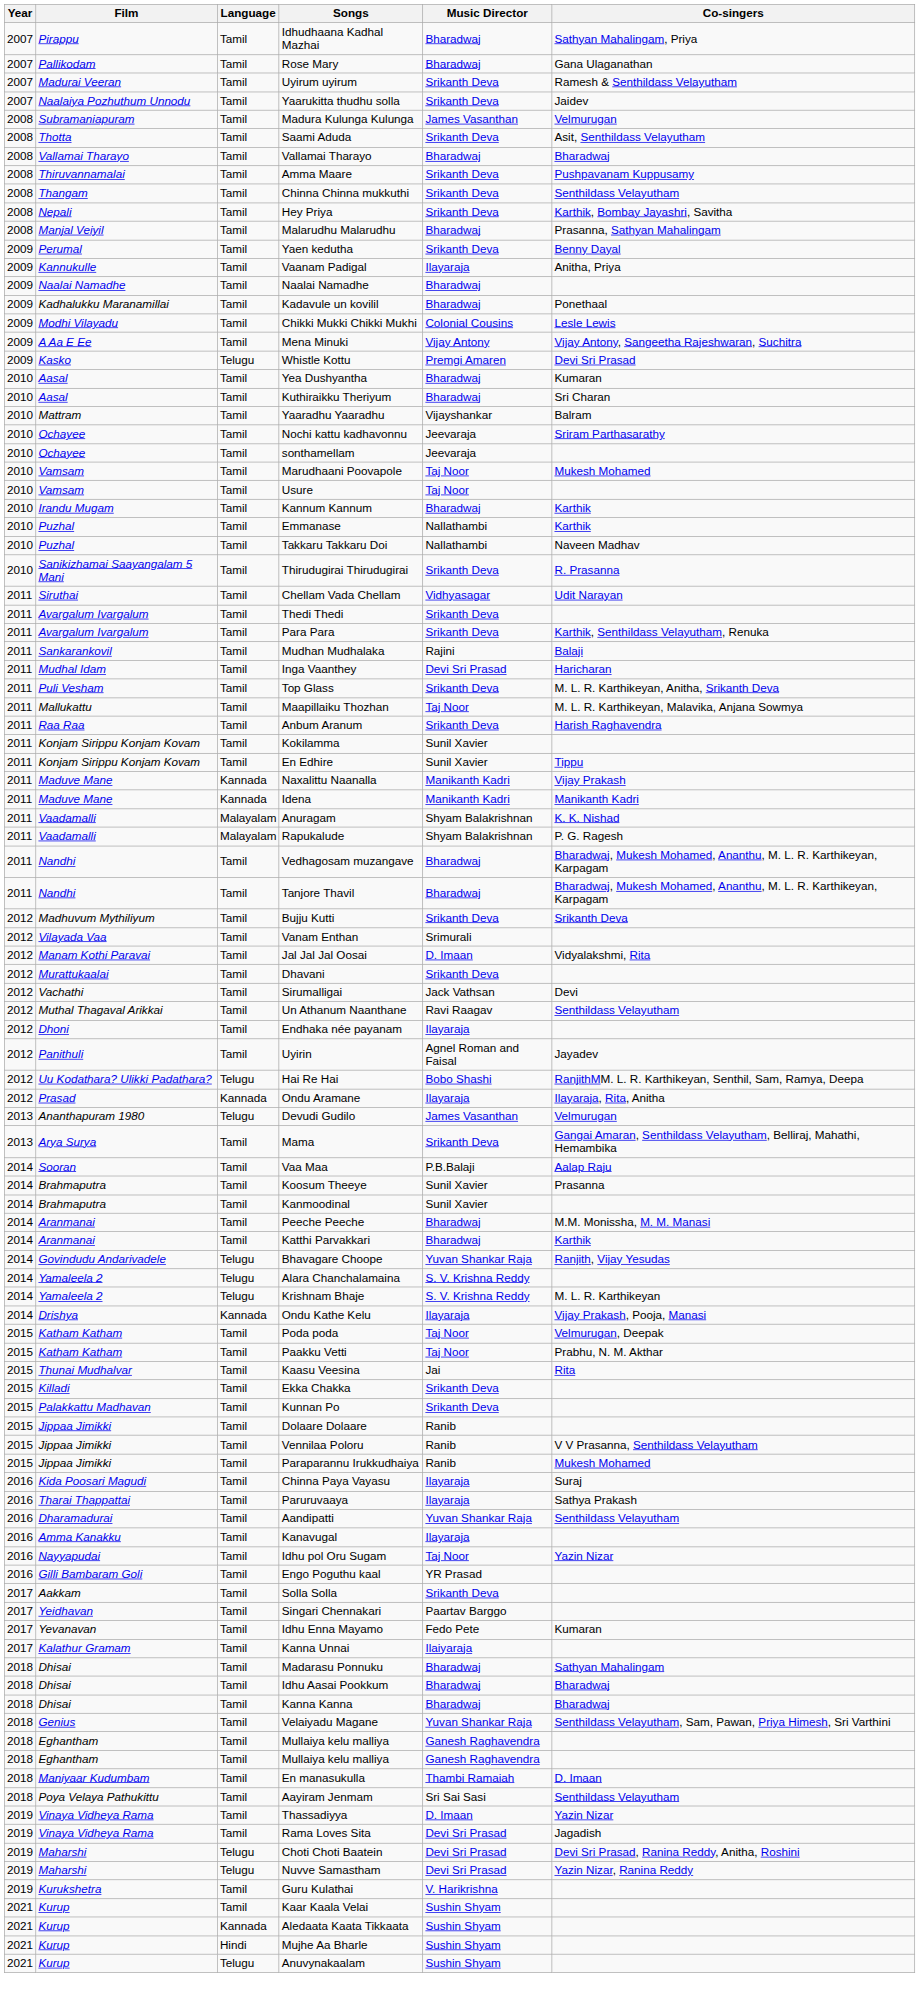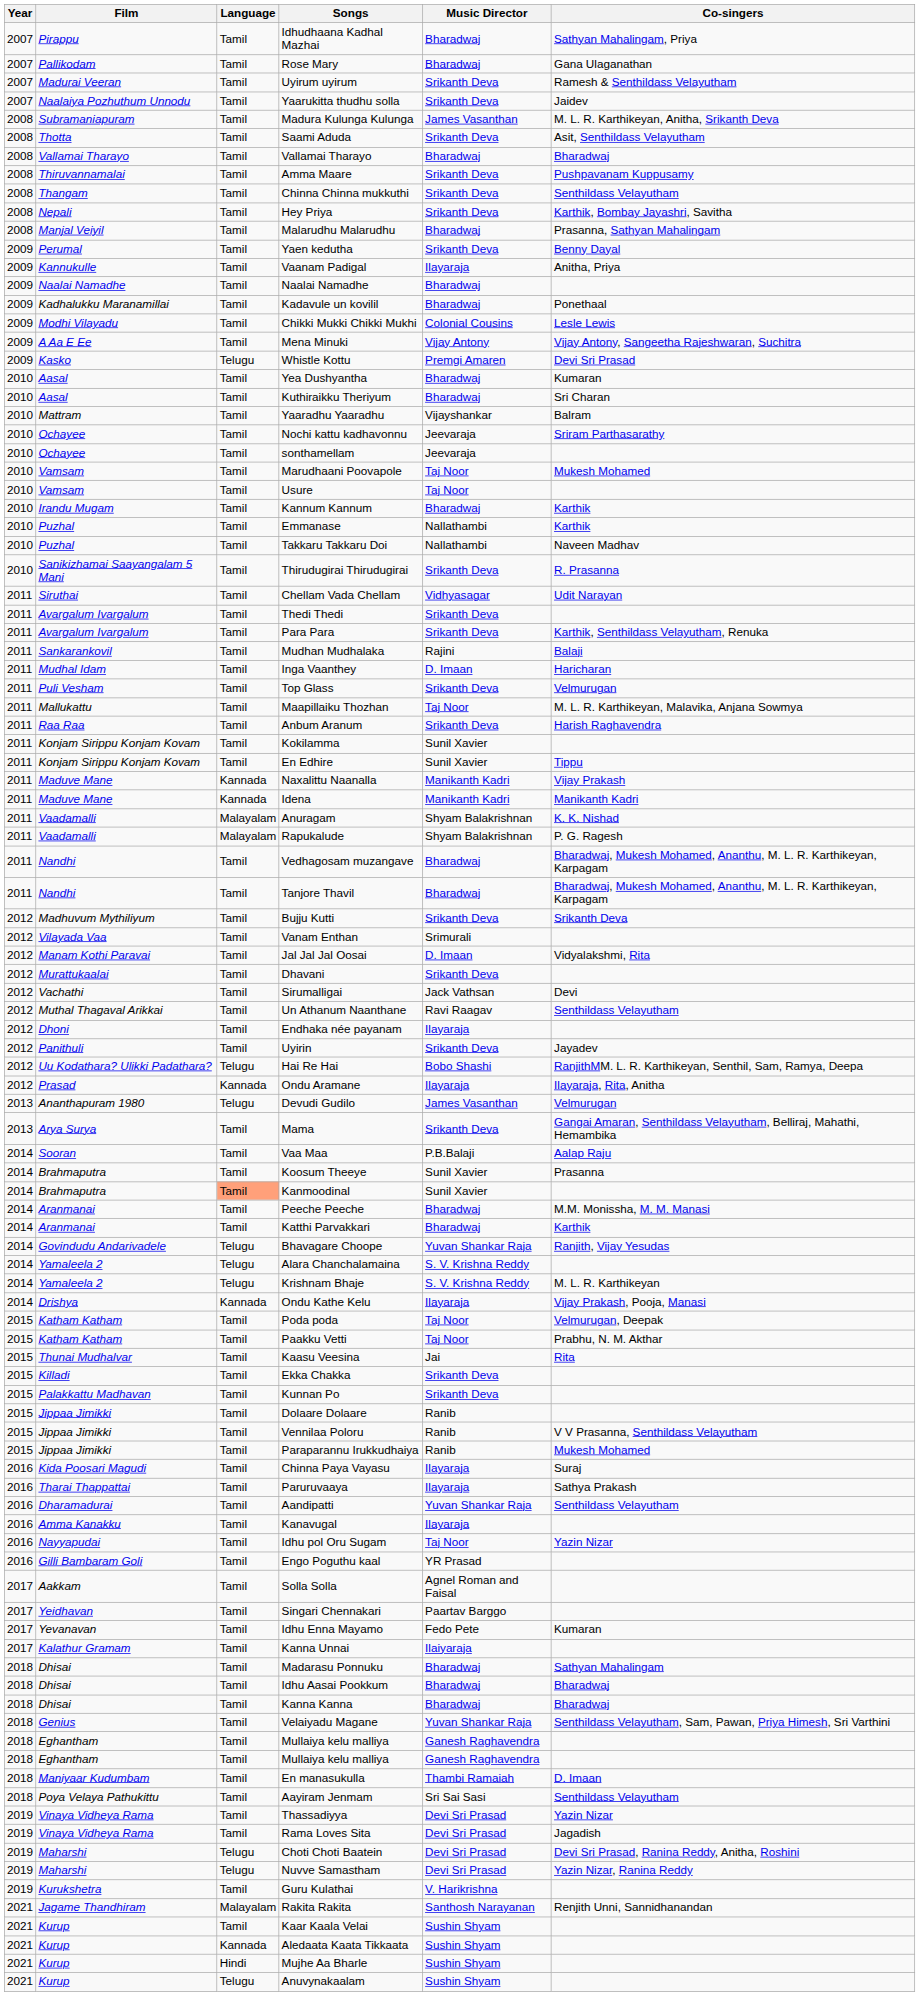(586, 119) Velmurugan -> (666, 119) M. L. R. Karthikeyan, Anitha, Srikanth Deva
(466, 669) Devi Sri Prasad -> (449, 669) D. Imaan
(667, 688) M. L. R. Karthikeyan, Anitha, Srikanth Deva -> (585, 688) Velmurugan
(472, 1054) Agnel Roman and Faisal -> (462, 1048) Srikanth Deva
(234, 1204) no background -> (233, 1190) lightsalmon background
(462, 1593) Srikanth Deva -> (472, 1586) Agnel Roman and Faisal
(449, 1815) D. Imaan -> (466, 1815) Devi Sri Prasad
+ row: (92, 1907)
